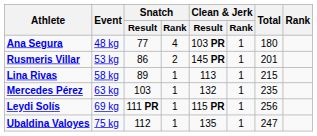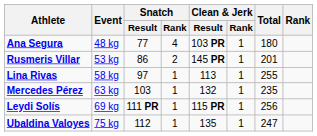(143, 76) 89 -> (143, 76) 97
(269, 76) 215 -> (269, 76) 255
